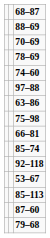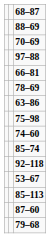rows swapped: (27, 88) <-> (27, 57)
rows swapped: (27, 133) <-> (27, 73)
